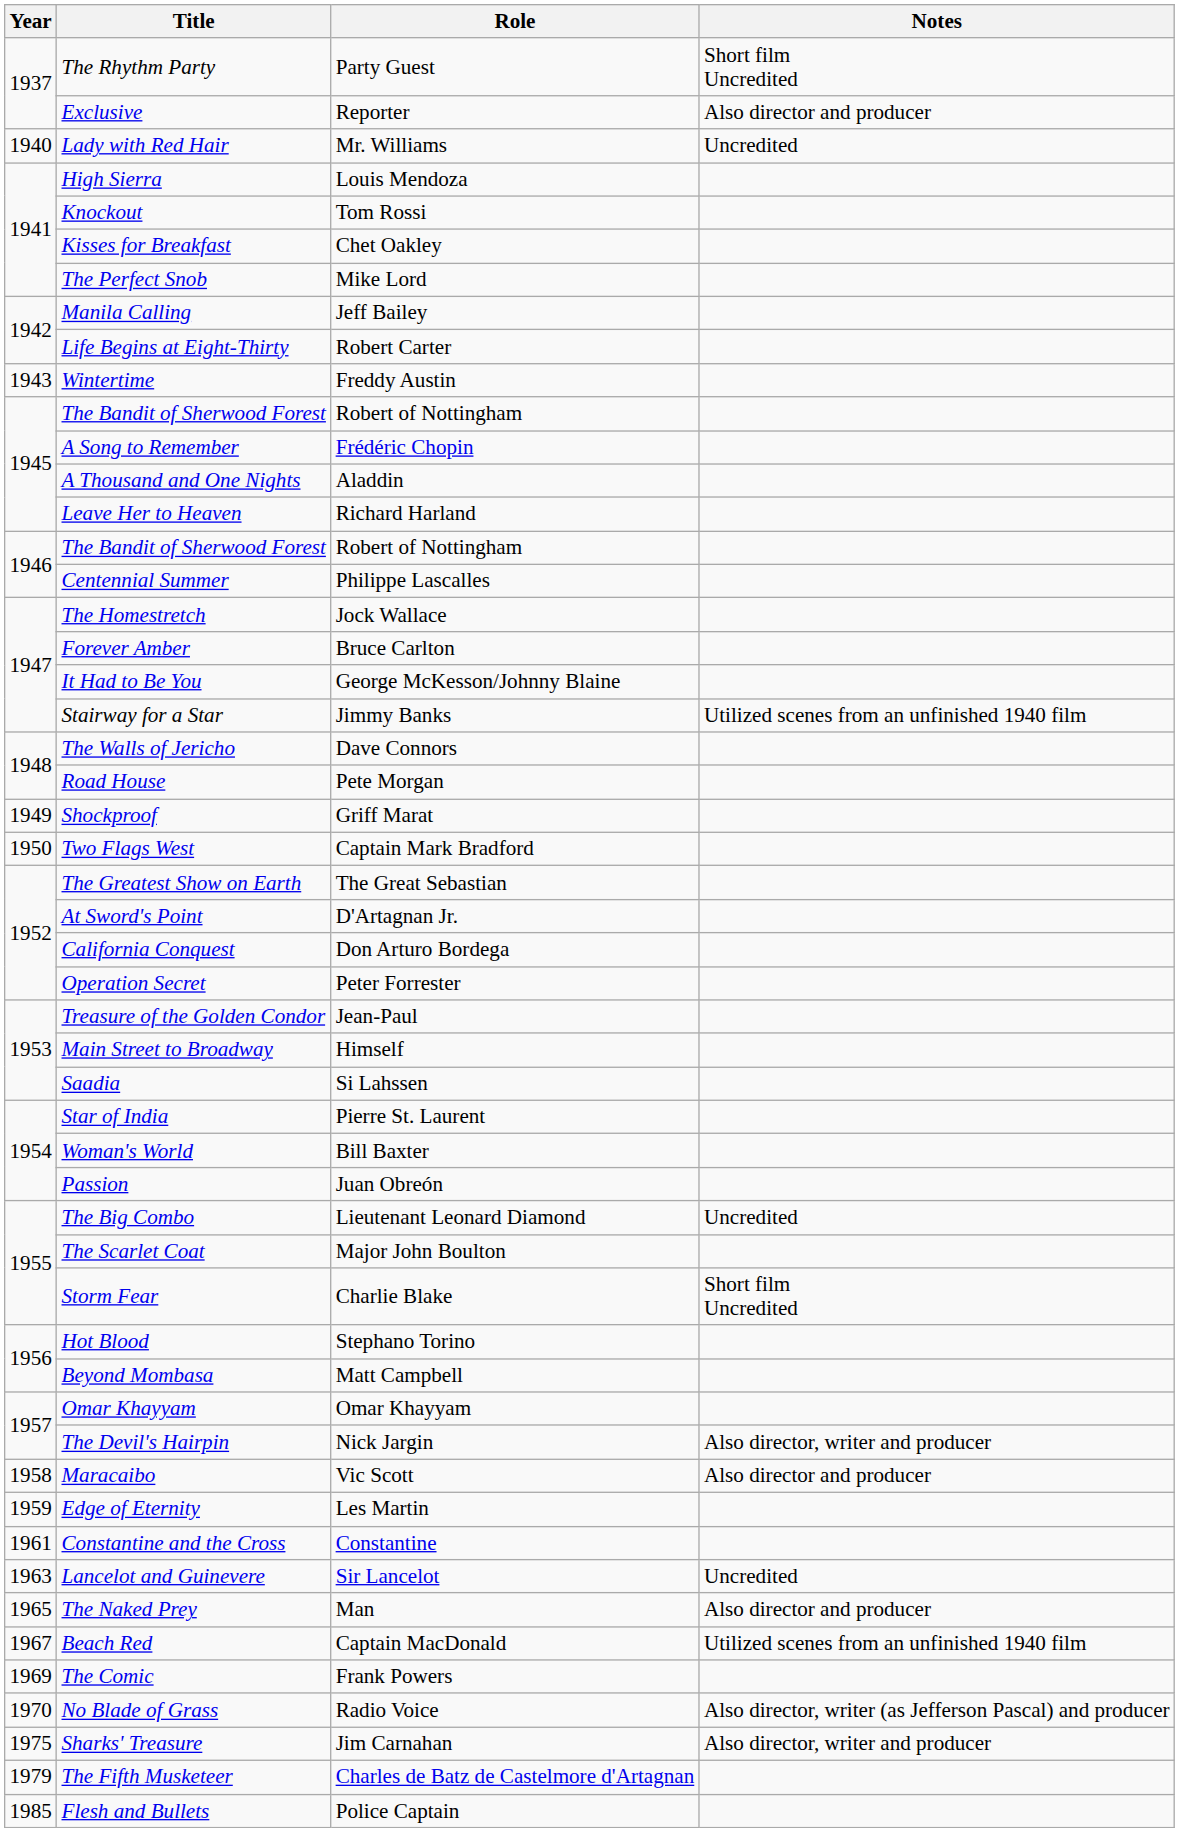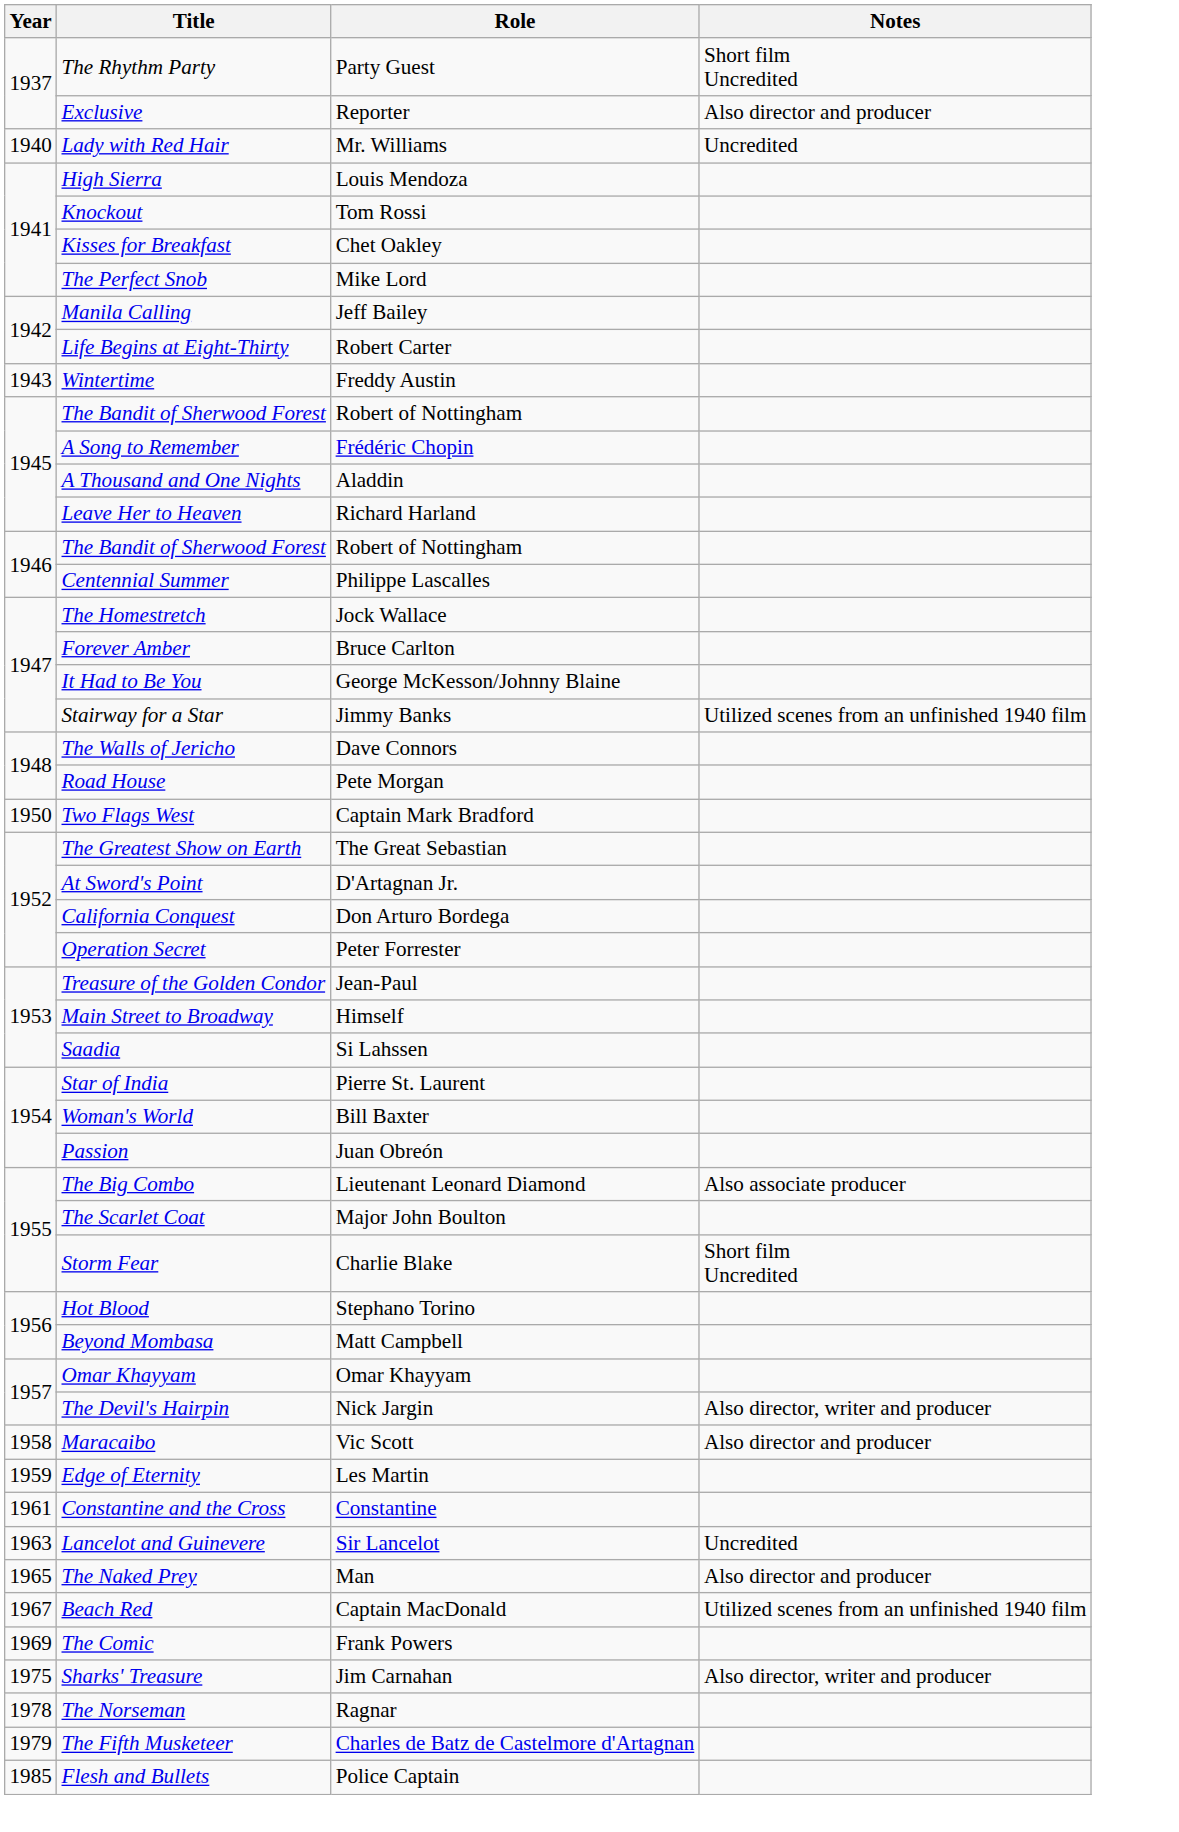- row: (31, 815)
(751, 1217) Uncredited -> (805, 1183) Also associate producer
- row: (31, 1710)
+ row: (31, 1710)
